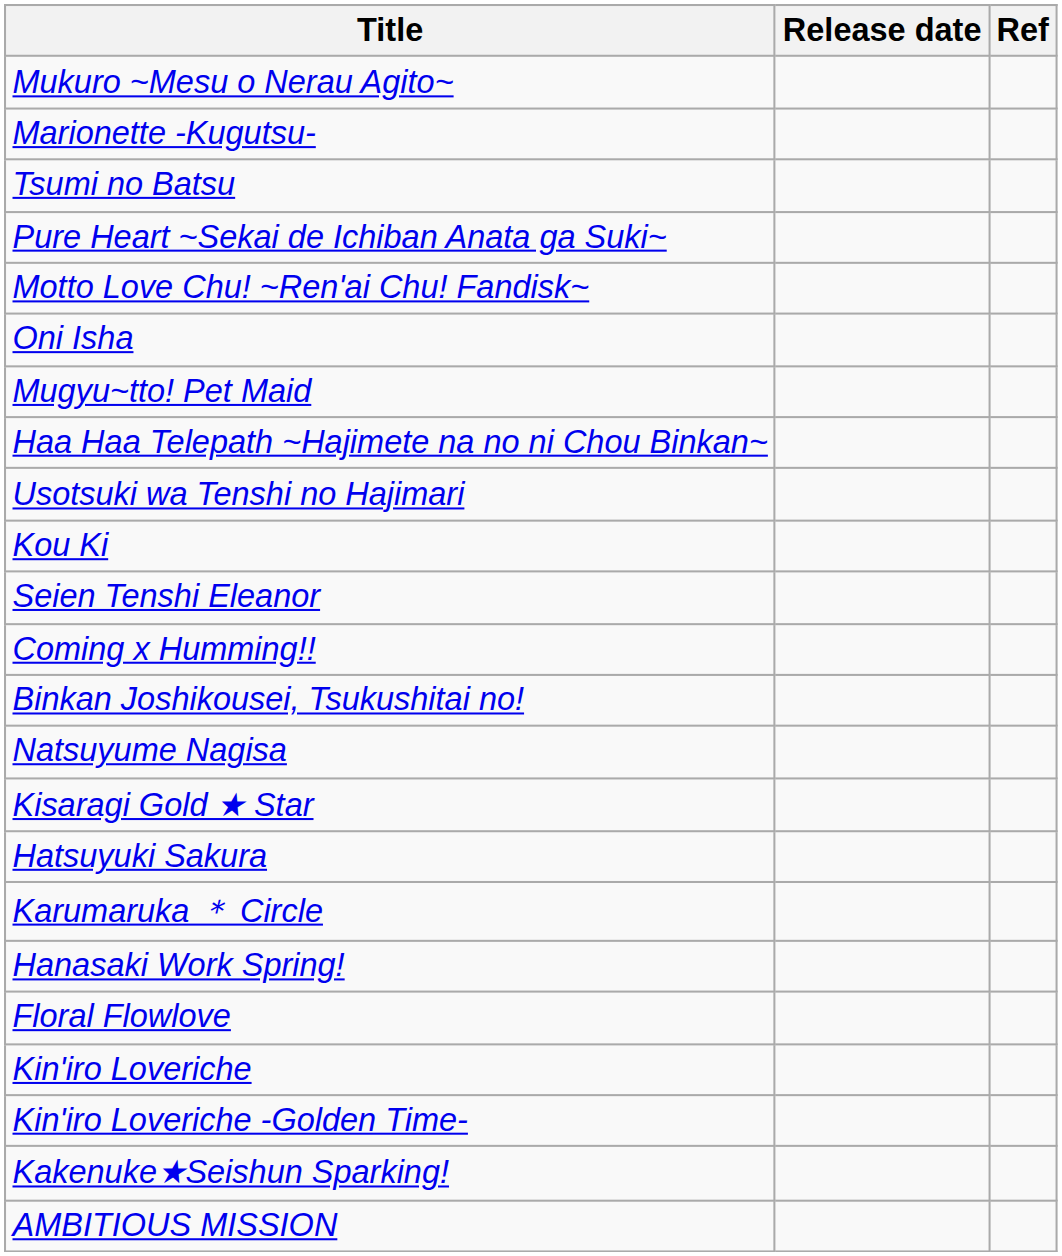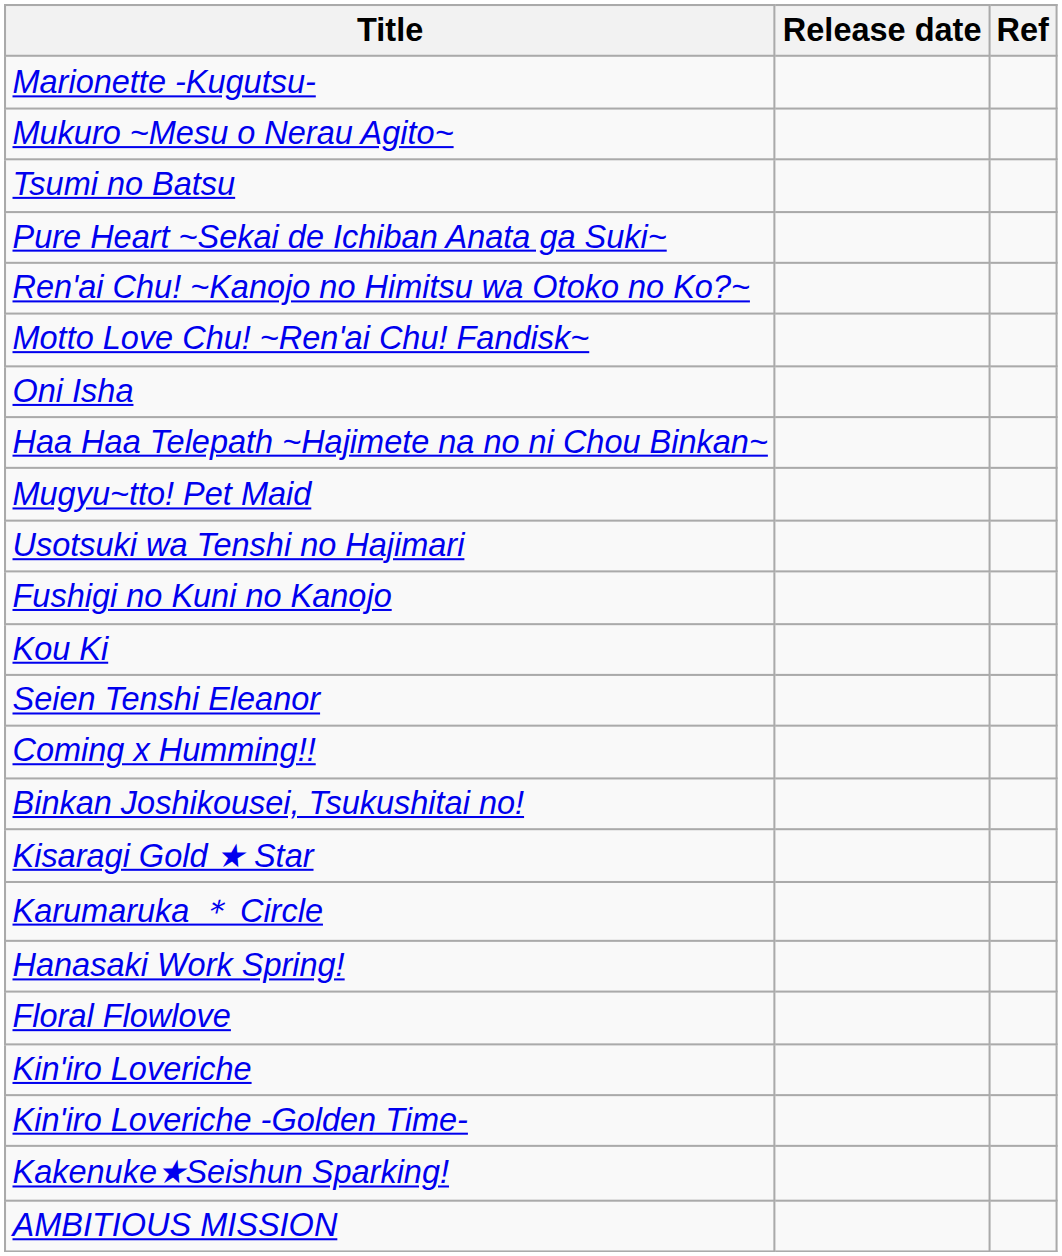rows swapped: (233, 81) <-> (164, 133)
+ row: (381, 287)
rows swapped: (162, 390) <-> (390, 442)
+ row: (202, 596)
- row: (150, 751)
- row: (140, 856)
